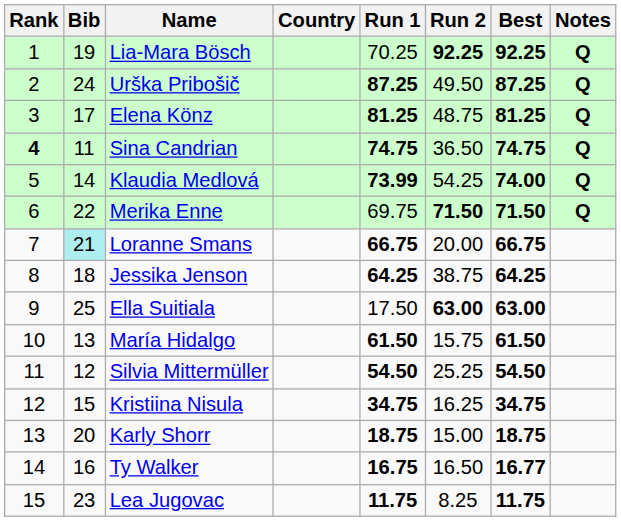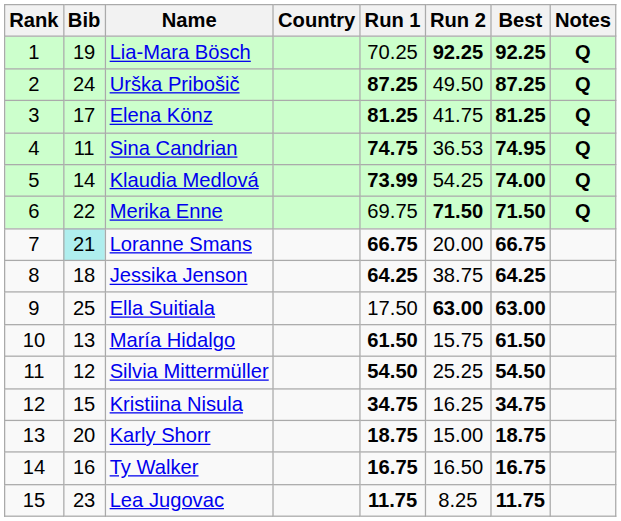(458, 116) 48.75 -> (458, 116) 41.75
(34, 148) bold -> (34, 148) normal
(458, 148) 36.50 -> (458, 148) 36.53
(520, 148) 74.75 -> (520, 148) 74.95
(520, 468) 16.77 -> (520, 468) 16.75
